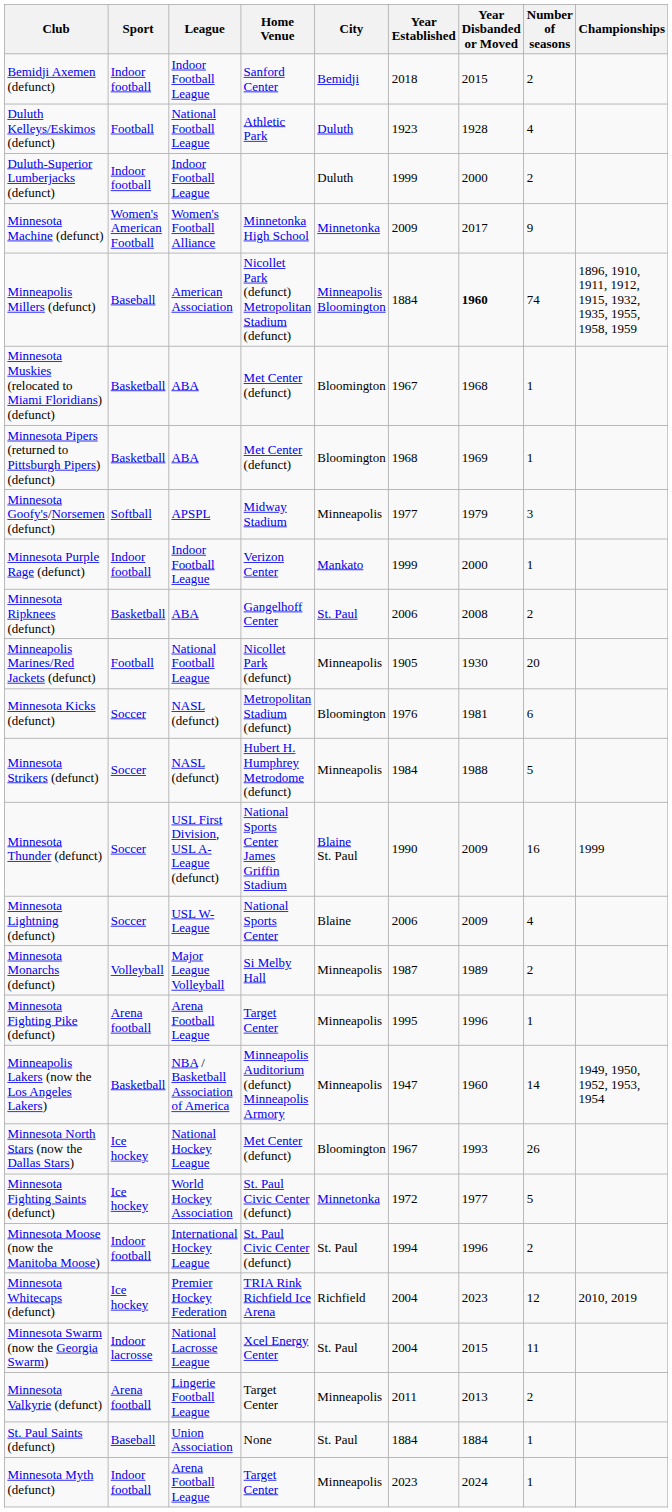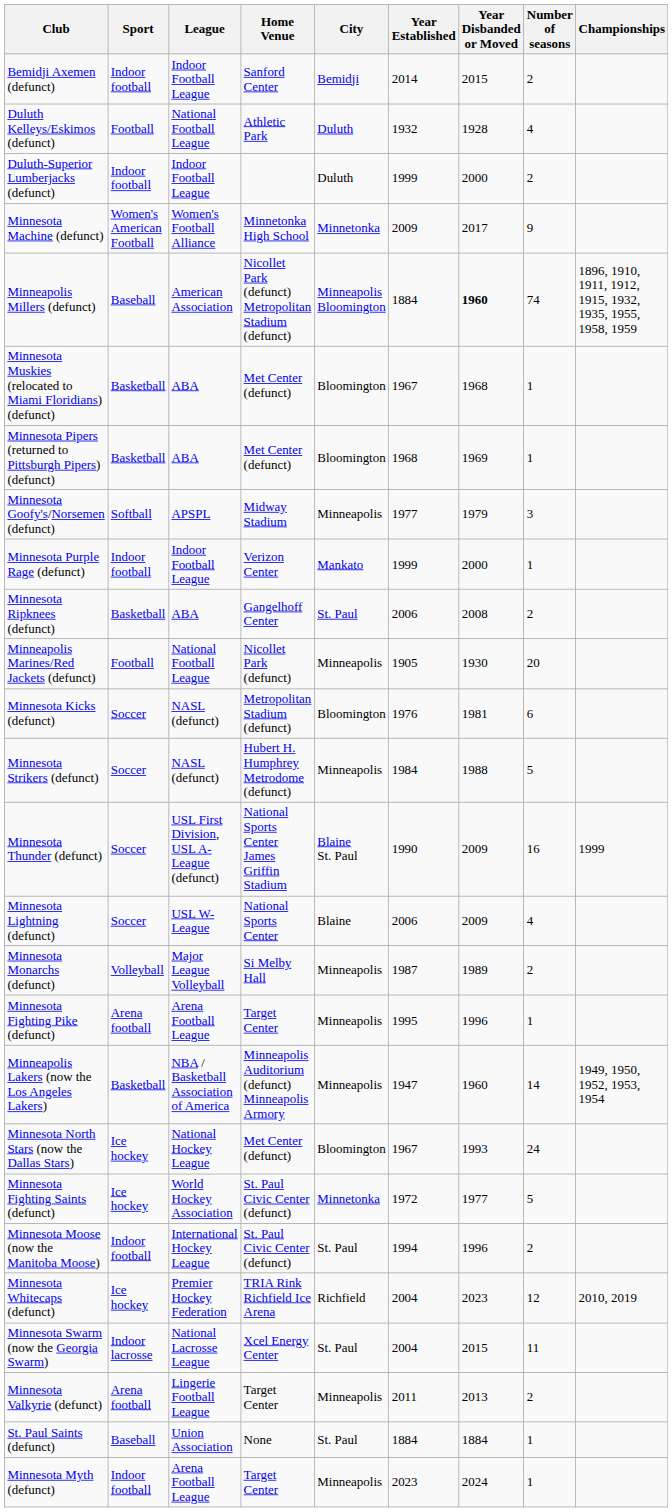(405, 79) 2018 -> (405, 79) 2014
(405, 128) 1923 -> (405, 128) 1932
(533, 1148) 26 -> (533, 1148) 24
